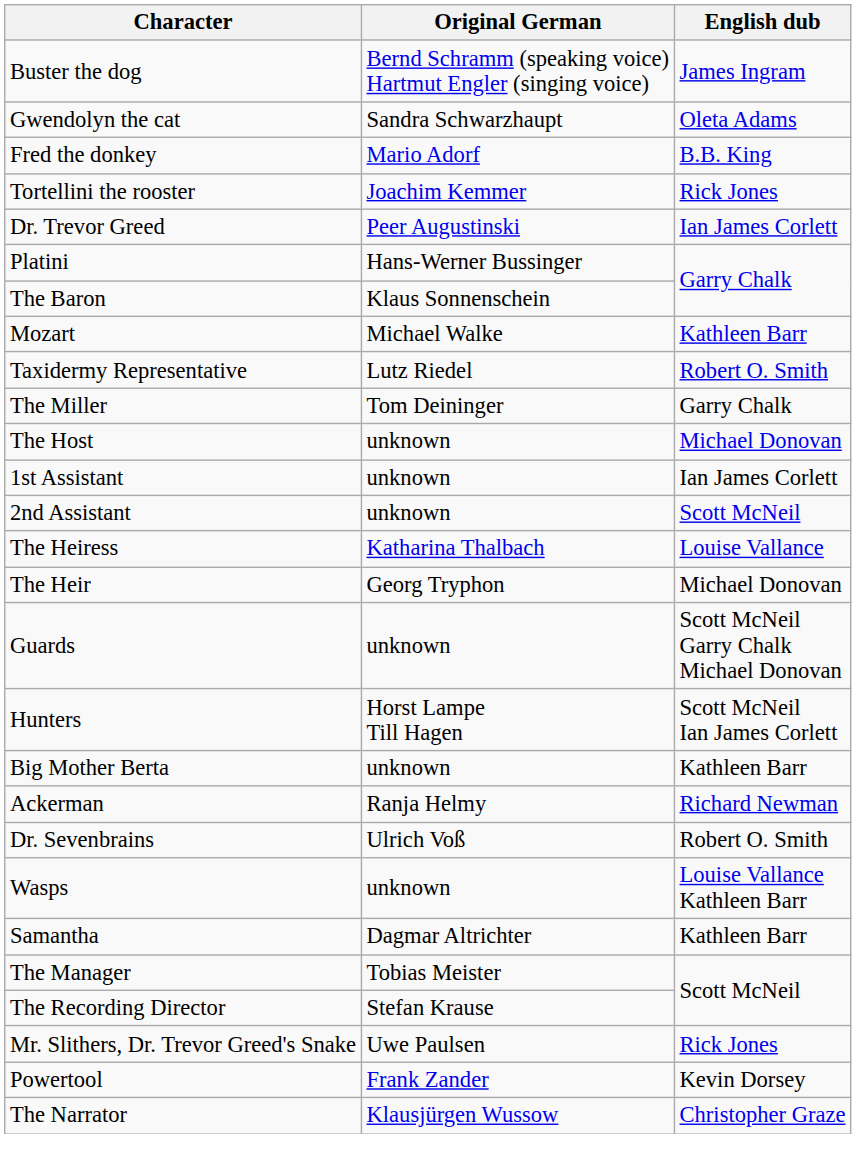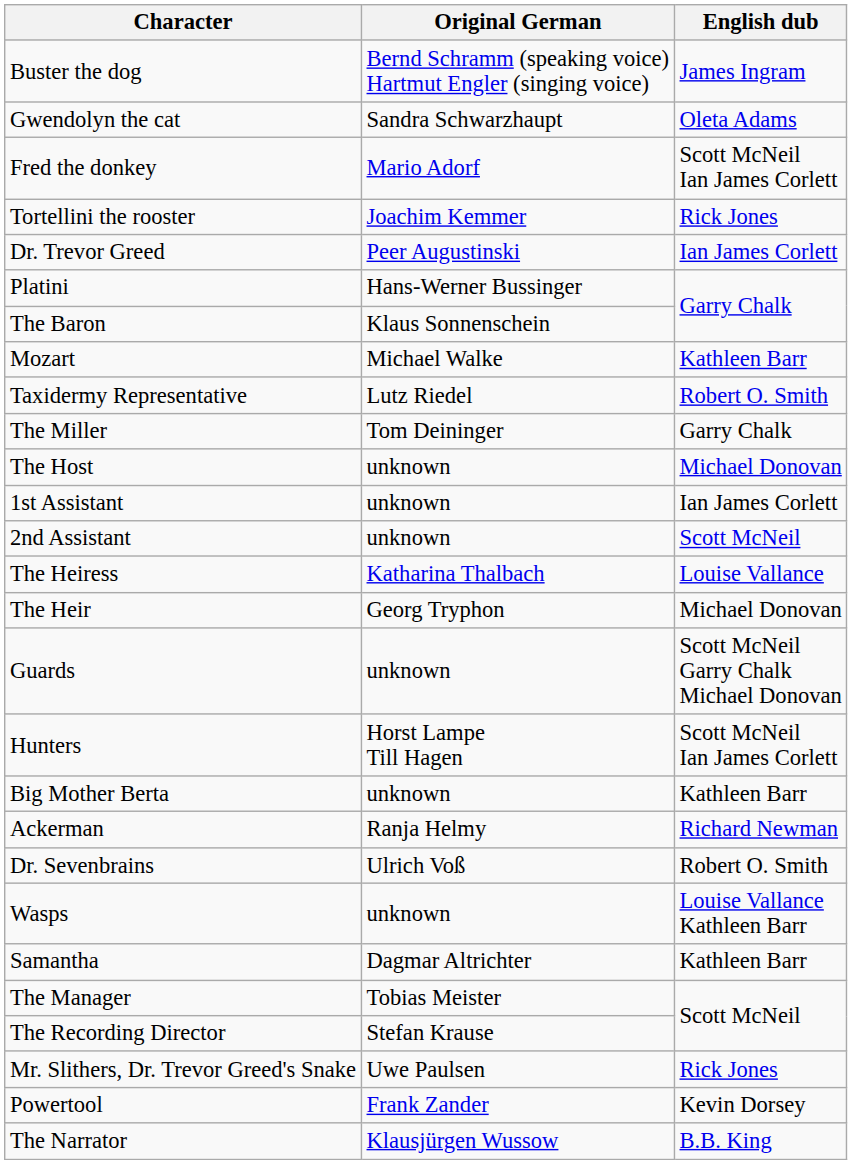(726, 155) B.B. King -> (758, 167) Scott McNeil Ian James Corlett
(763, 1115) Christopher Graze -> (726, 1140) B.B. King
